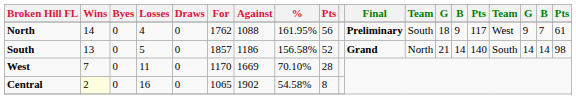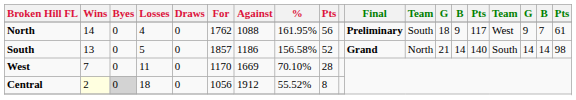(115, 84) no background -> (115, 84) lightgrey background
(145, 84) 16 -> (145, 84) 18
(221, 84) 1065 -> (221, 84) 1056
(248, 84) 1902 -> (248, 84) 1912
(294, 84) 54.58% -> (294, 84) 55.52%
